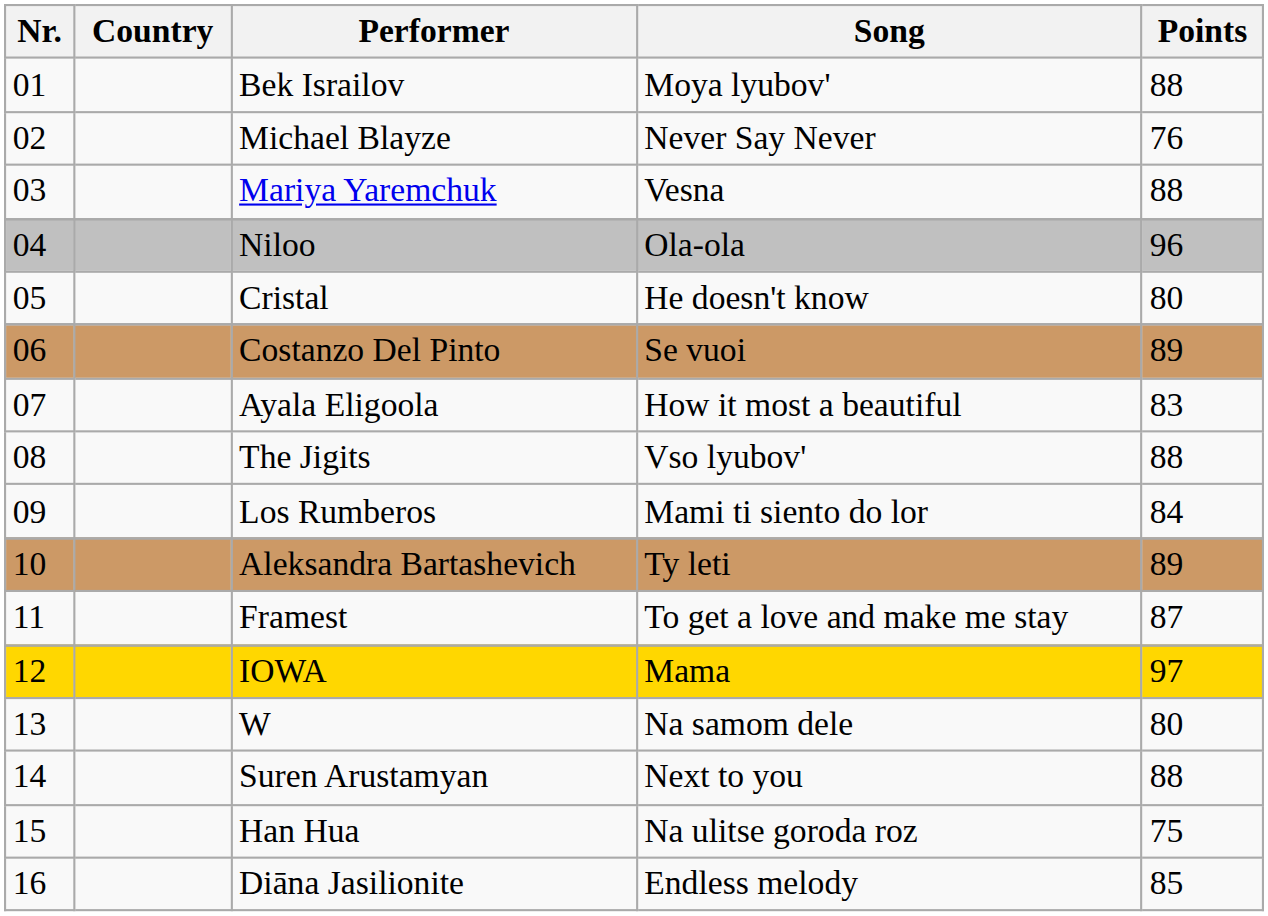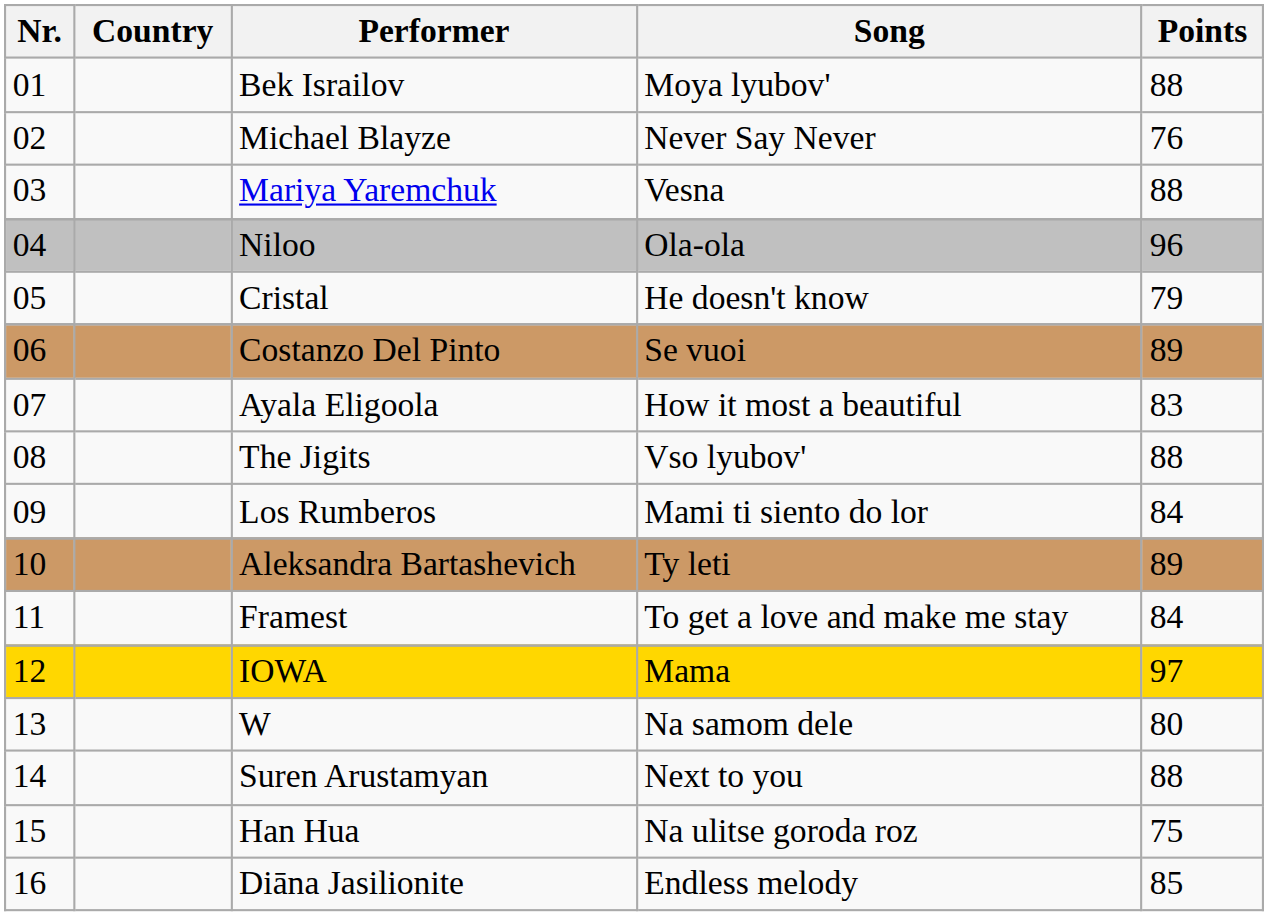(1167, 297) 80 -> (1167, 297) 79
(1167, 617) 87 -> (1167, 617) 84
